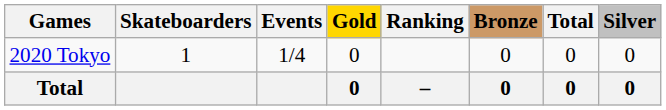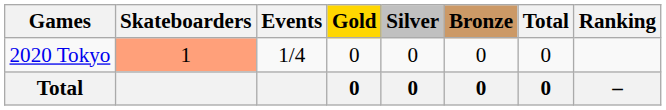columns swapped: (630, 21) <-> (425, 21)
(186, 54) no background -> (186, 54) lightsalmon background
